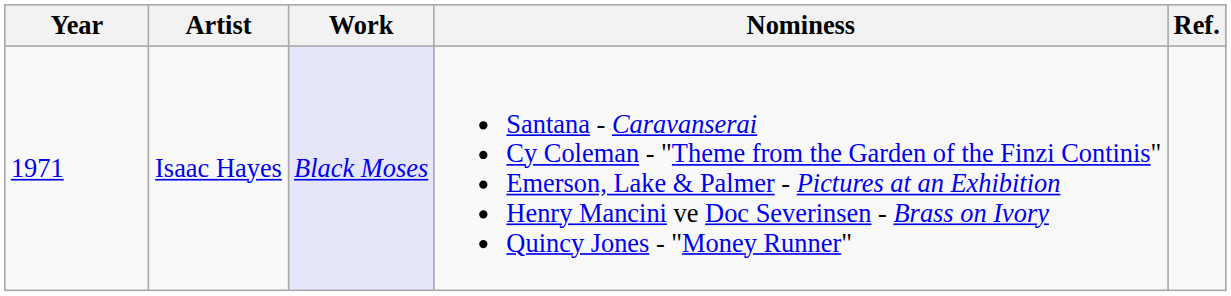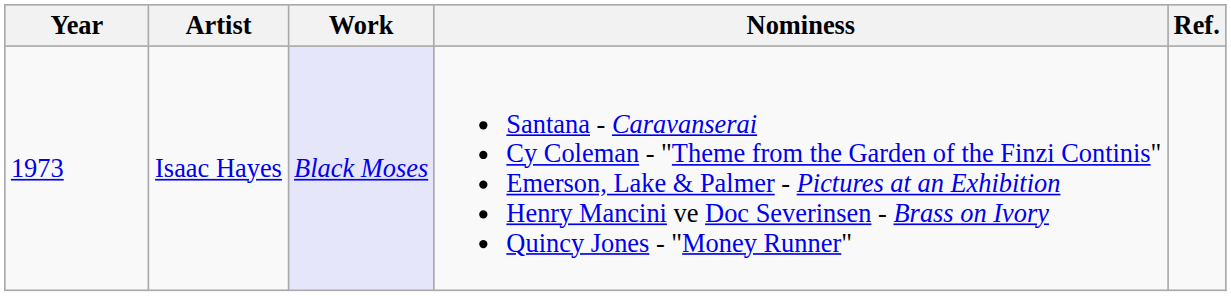(37, 167) 1971 -> (37, 167) 1973
